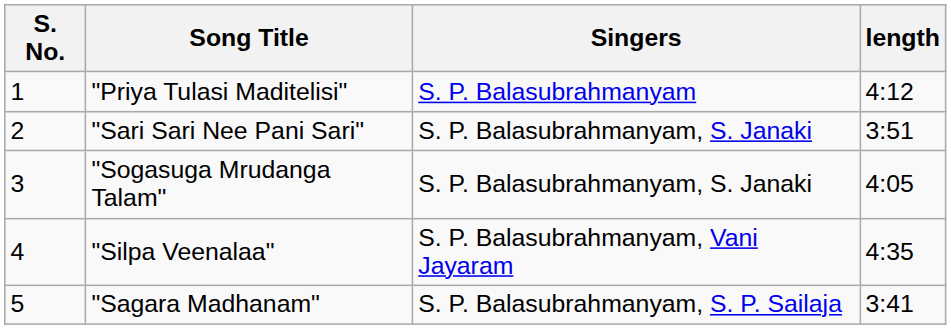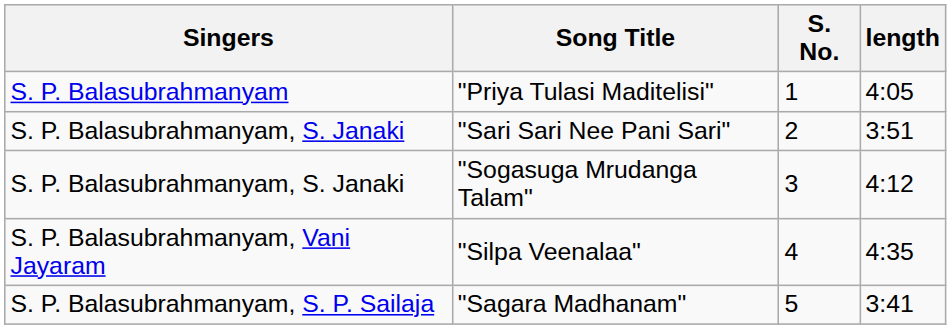columns swapped: (45, 38) <-> (636, 38)
(890, 91) 4:12 -> (890, 91) 4:05
(890, 184) 4:05 -> (890, 184) 4:12
